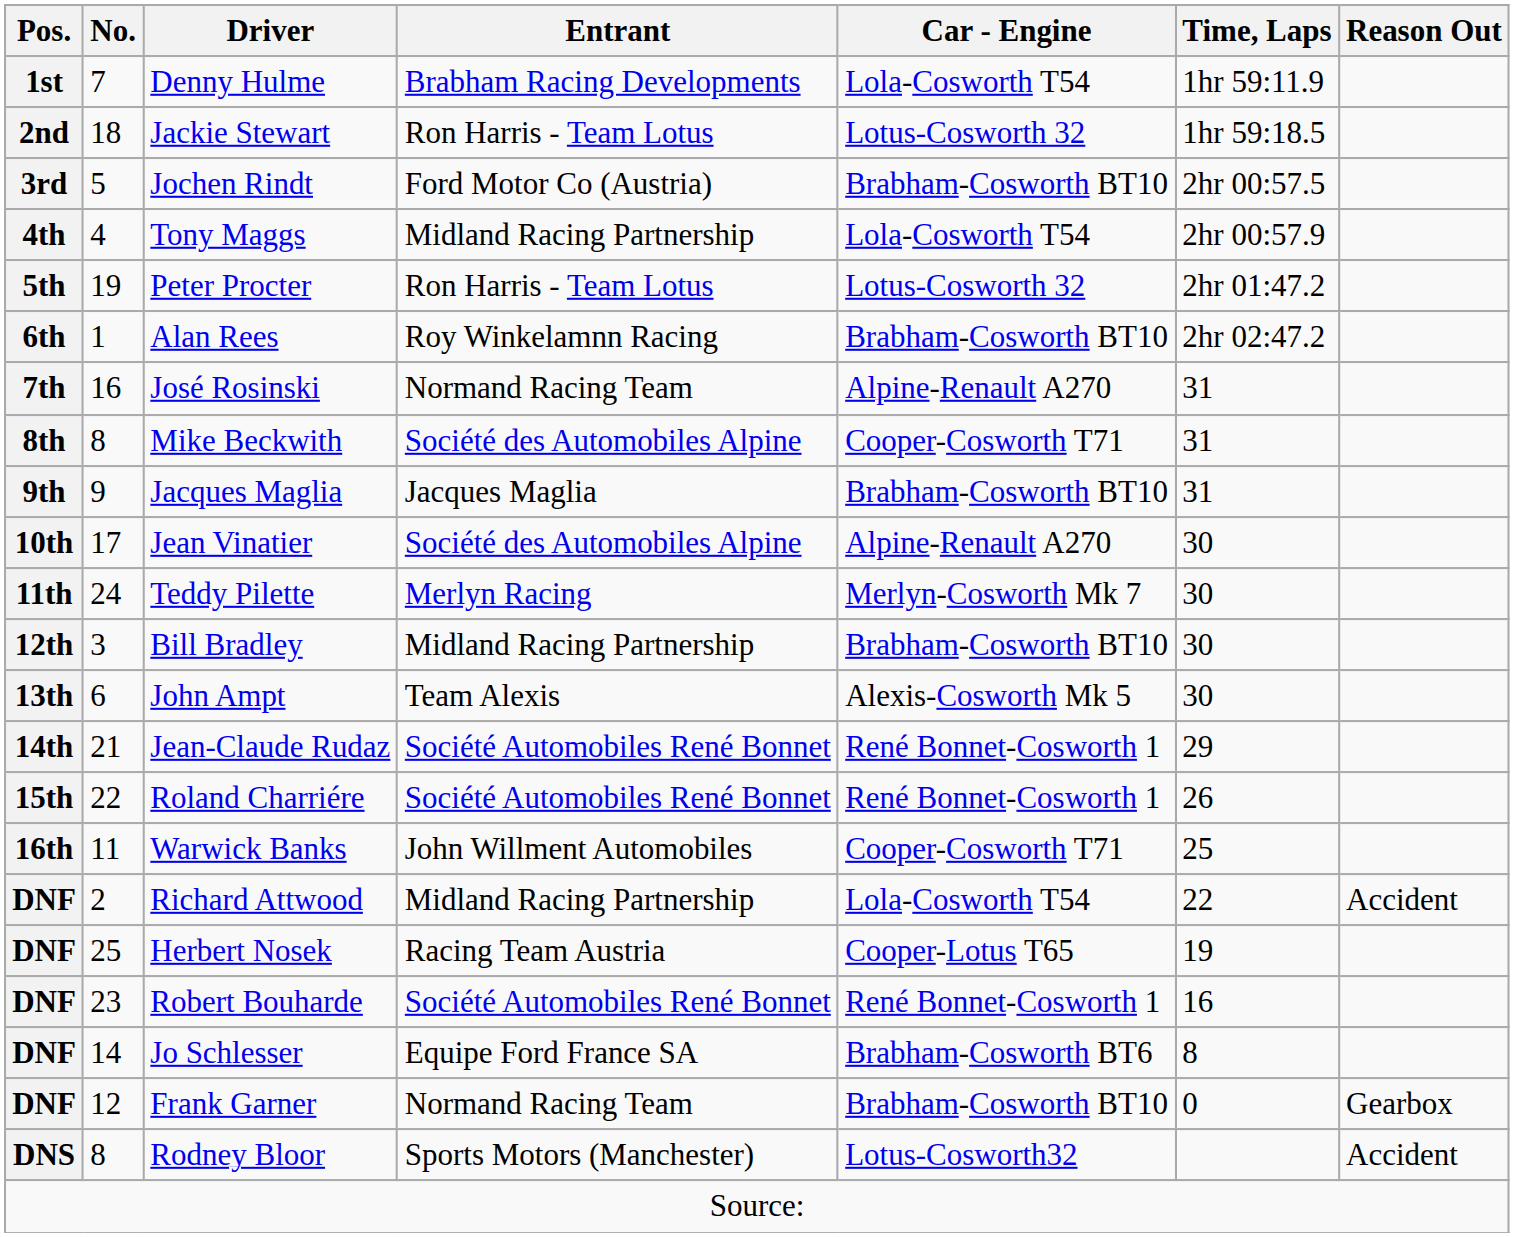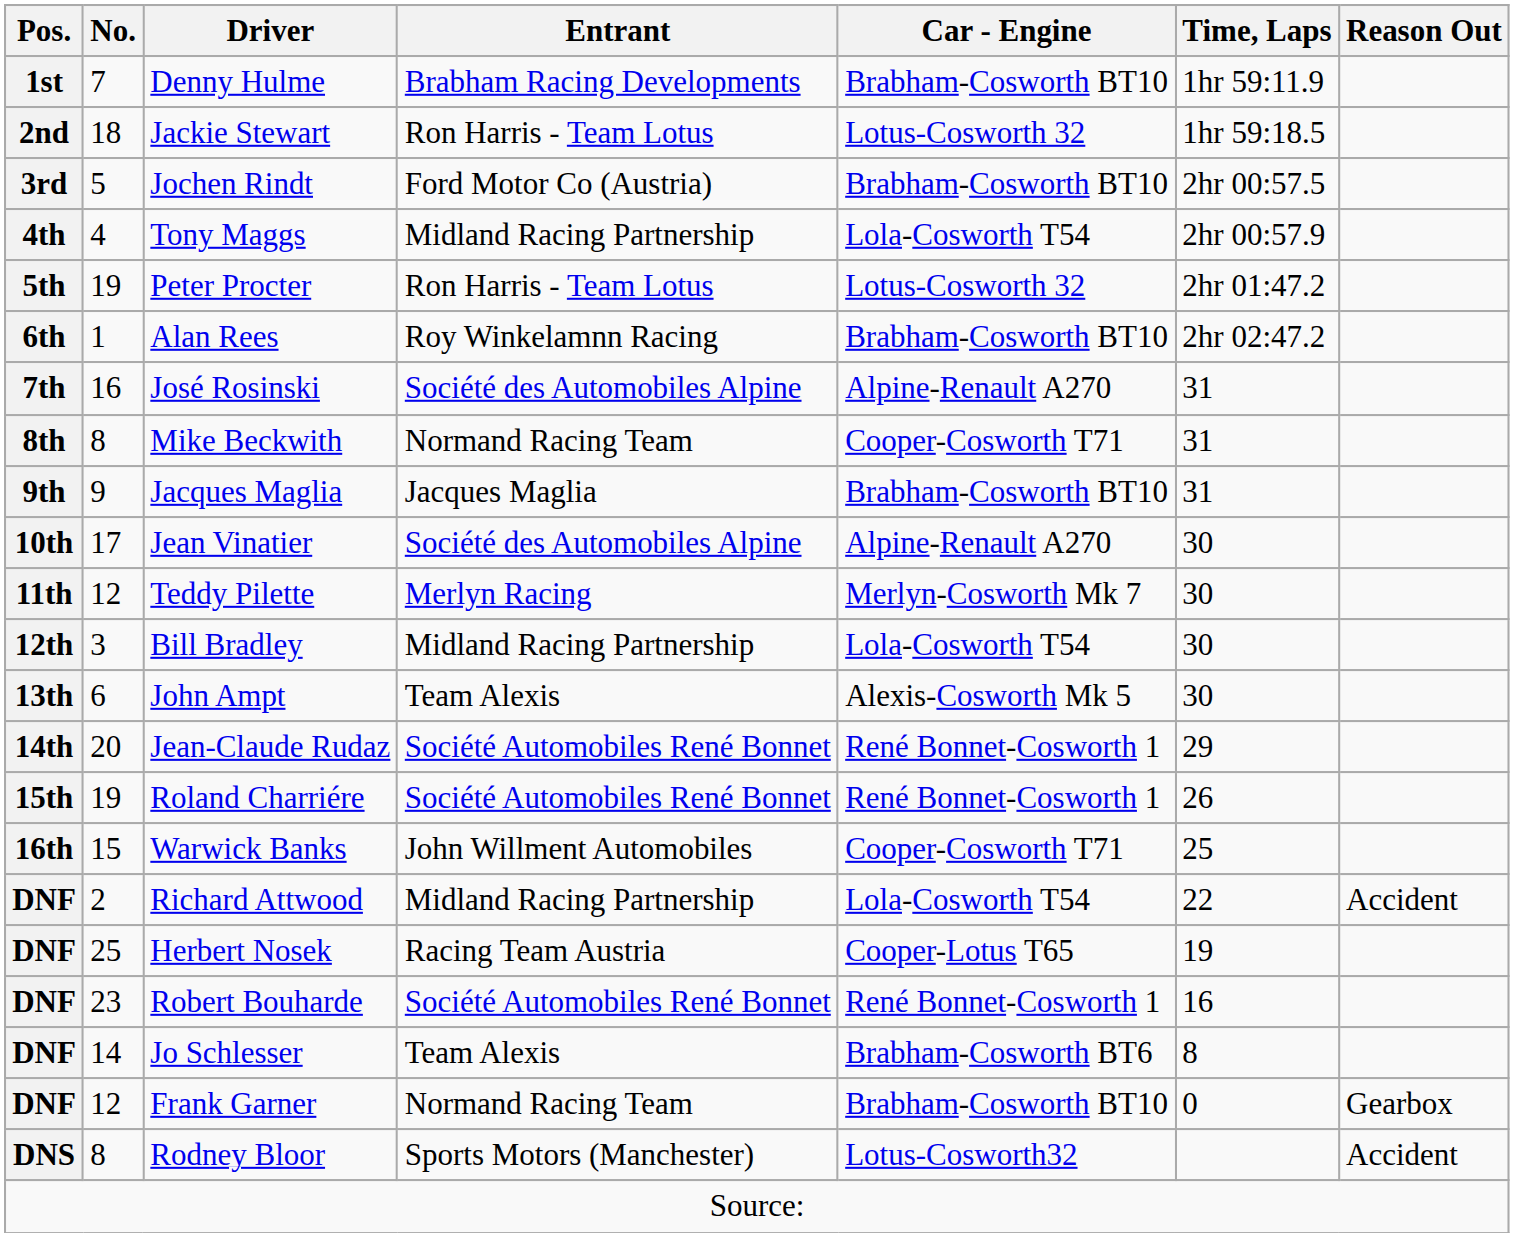(968, 81) Lola-Cosworth T54 -> (1007, 81) Brabham-Cosworth BT10
(549, 388) Normand Racing Team -> (603, 388) Société des Automobiles Alpine
(603, 439) Société des Automobiles Alpine -> (549, 439) Normand Racing Team
(106, 592) 24 -> (106, 592) 12
(1007, 643) Brabham-Cosworth BT10 -> (968, 643) Lola-Cosworth T54
(106, 746) 21 -> (106, 746) 20
(106, 797) 22 -> (106, 797) 19
(105, 848) 11 -> (106, 848) 15
(552, 1052) Equipe Ford France SA -> (482, 1052) Team Alexis
